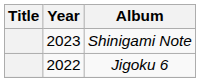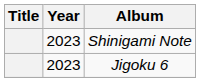(63, 65) 2022 -> (63, 65) 2023
